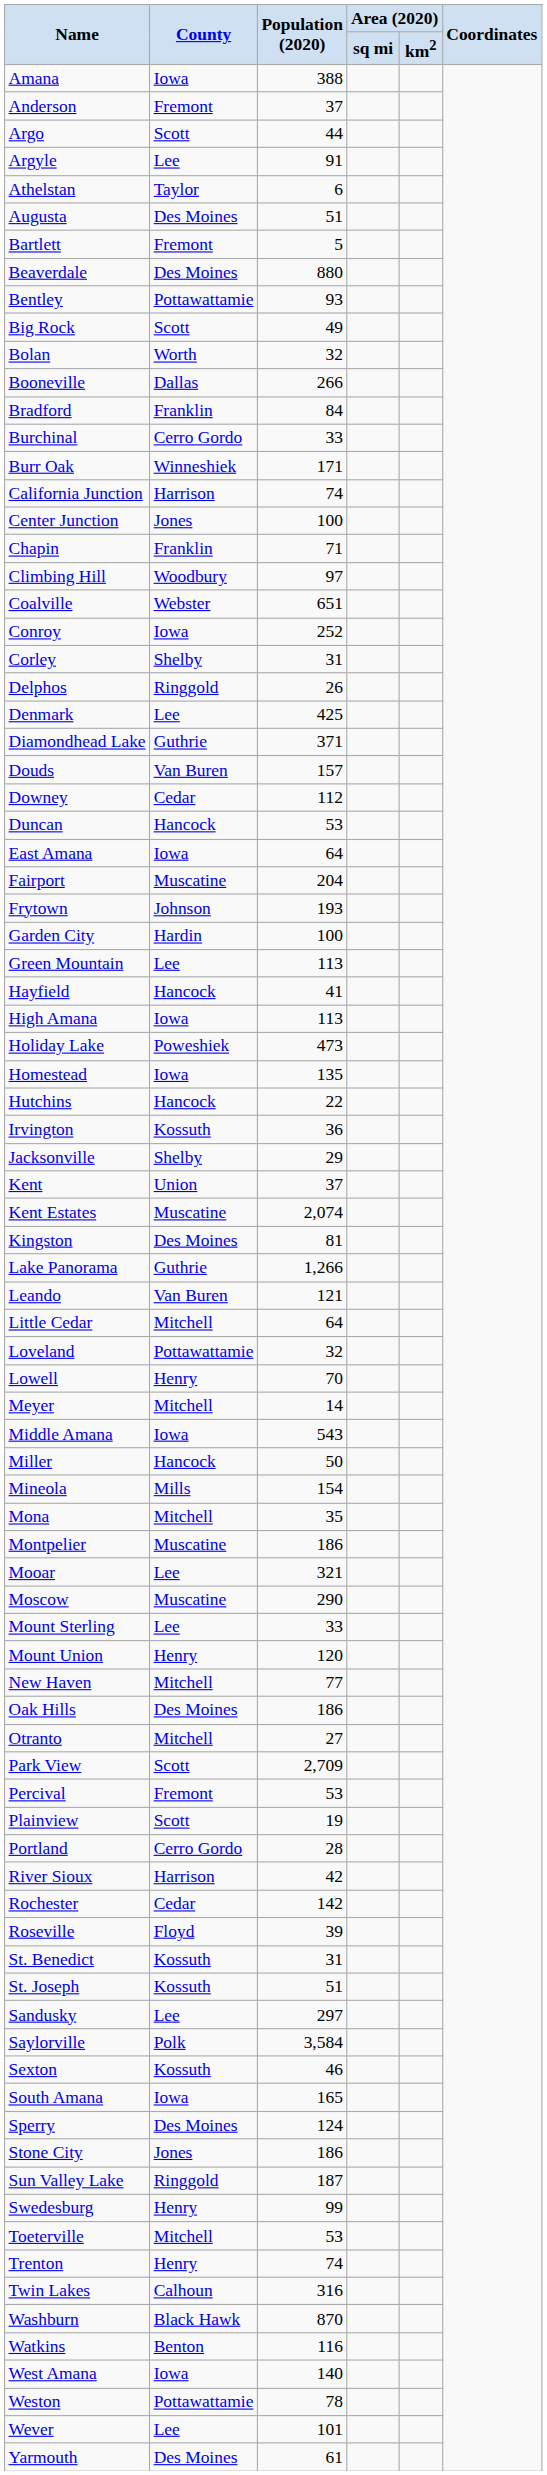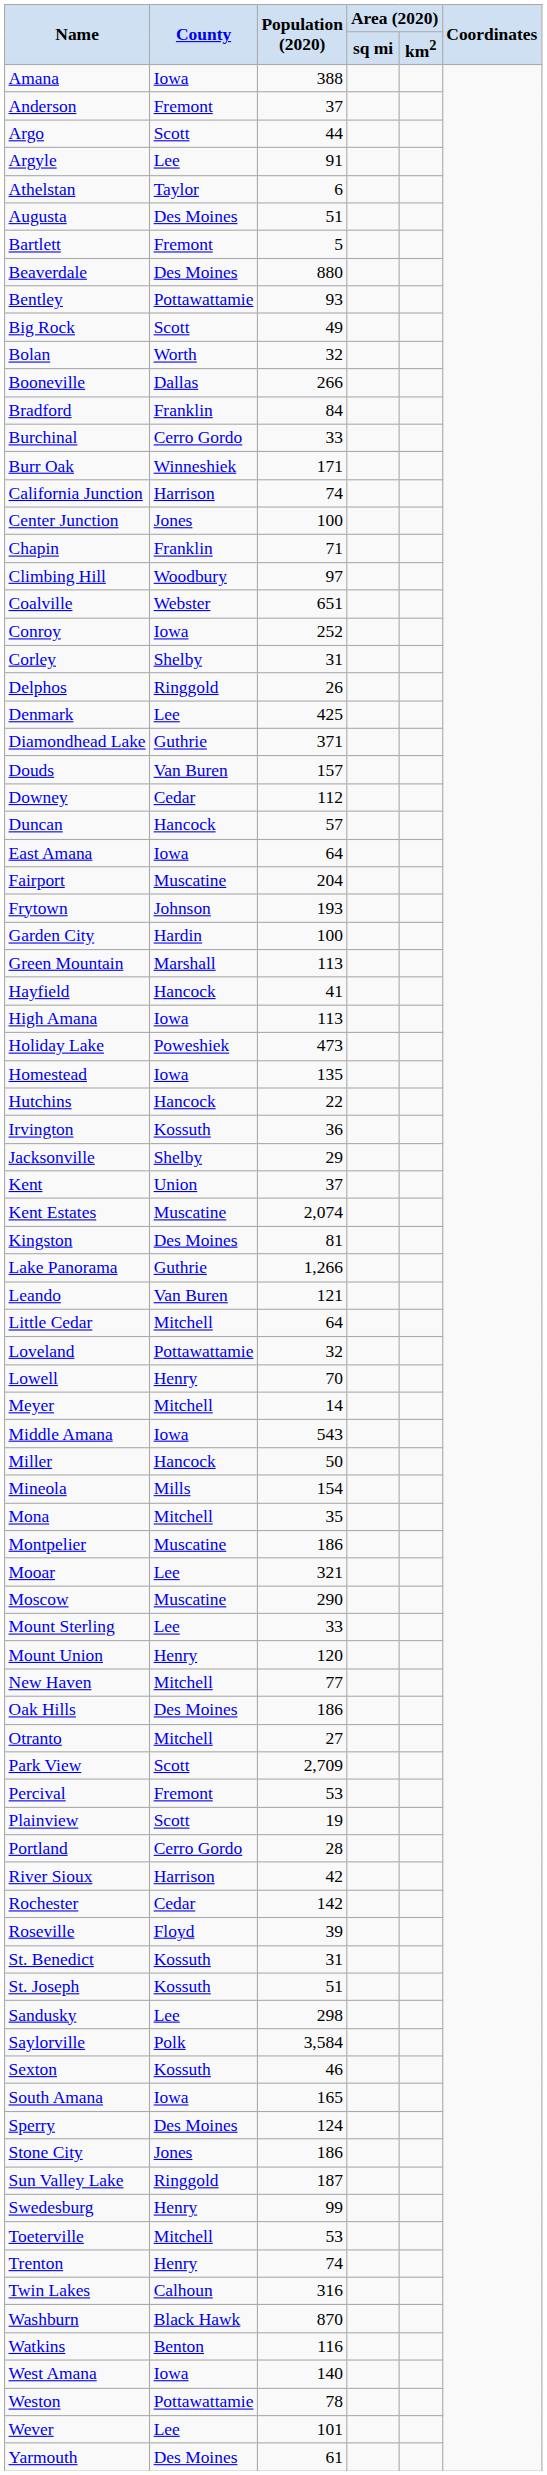(334, 825) 53 -> (334, 825) 57
(167, 963) Lee -> (185, 963) Marshall
(330, 2014) 297 -> (330, 2014) 298
